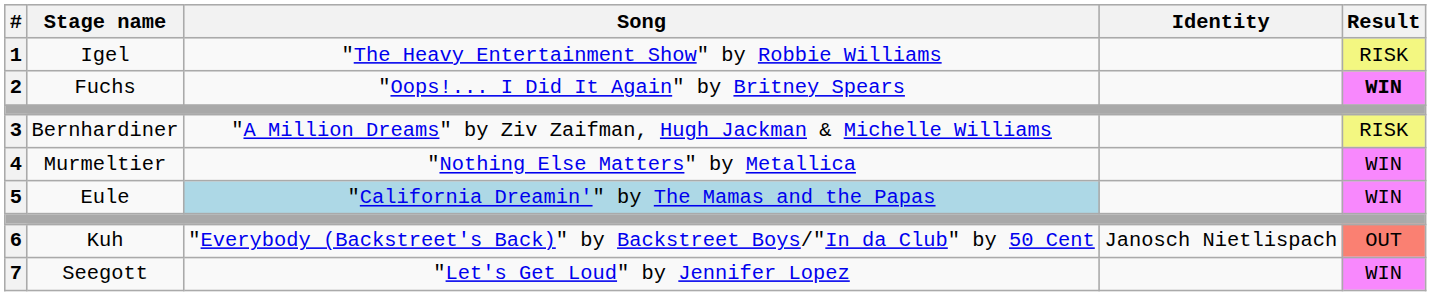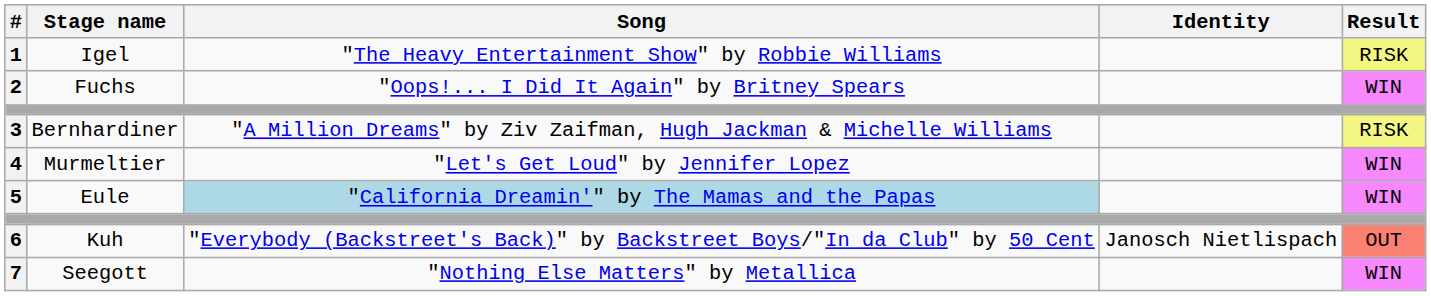(1384, 88) bold -> (1384, 88) normal
(642, 164) "Nothing Else Matters" by Metallica -> (642, 164) "Let's Get Loud" by Jennifer Lopez
(642, 274) "Let's Get Loud" by Jennifer Lopez -> (642, 274) "Nothing Else Matters" by Metallica
